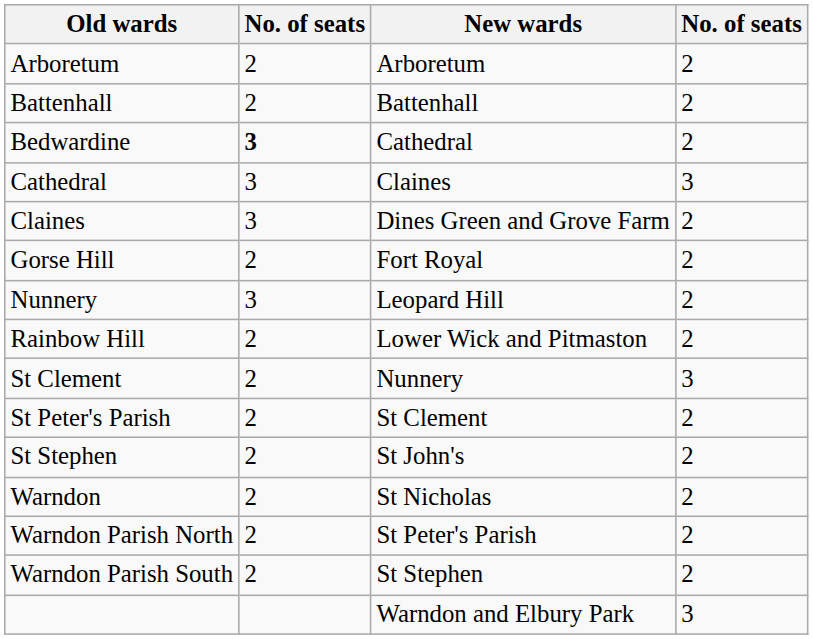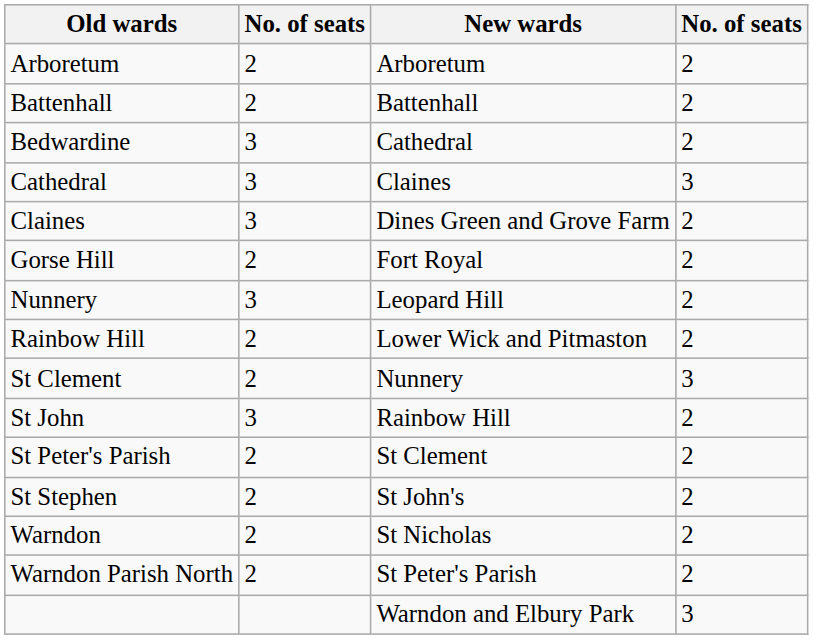(251, 142) bold -> (251, 142) normal
+ row: (47, 417)
- row: (122, 574)
